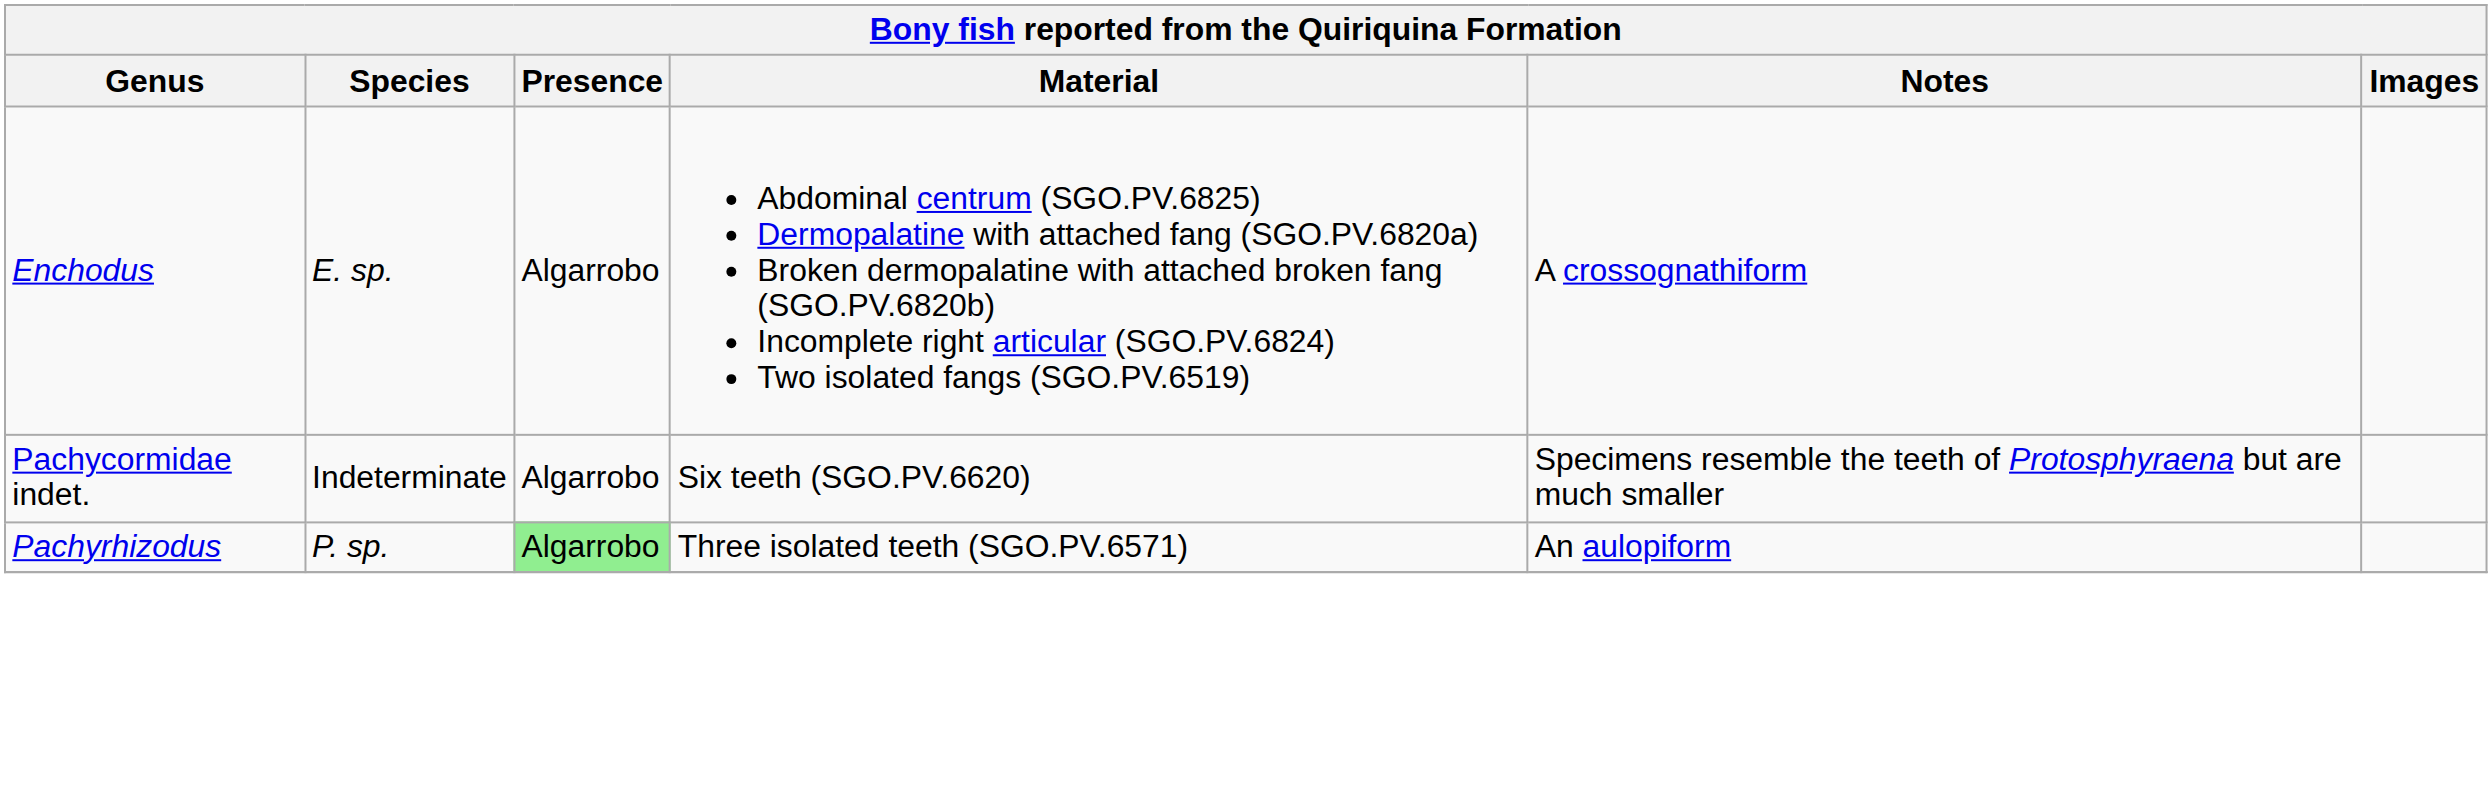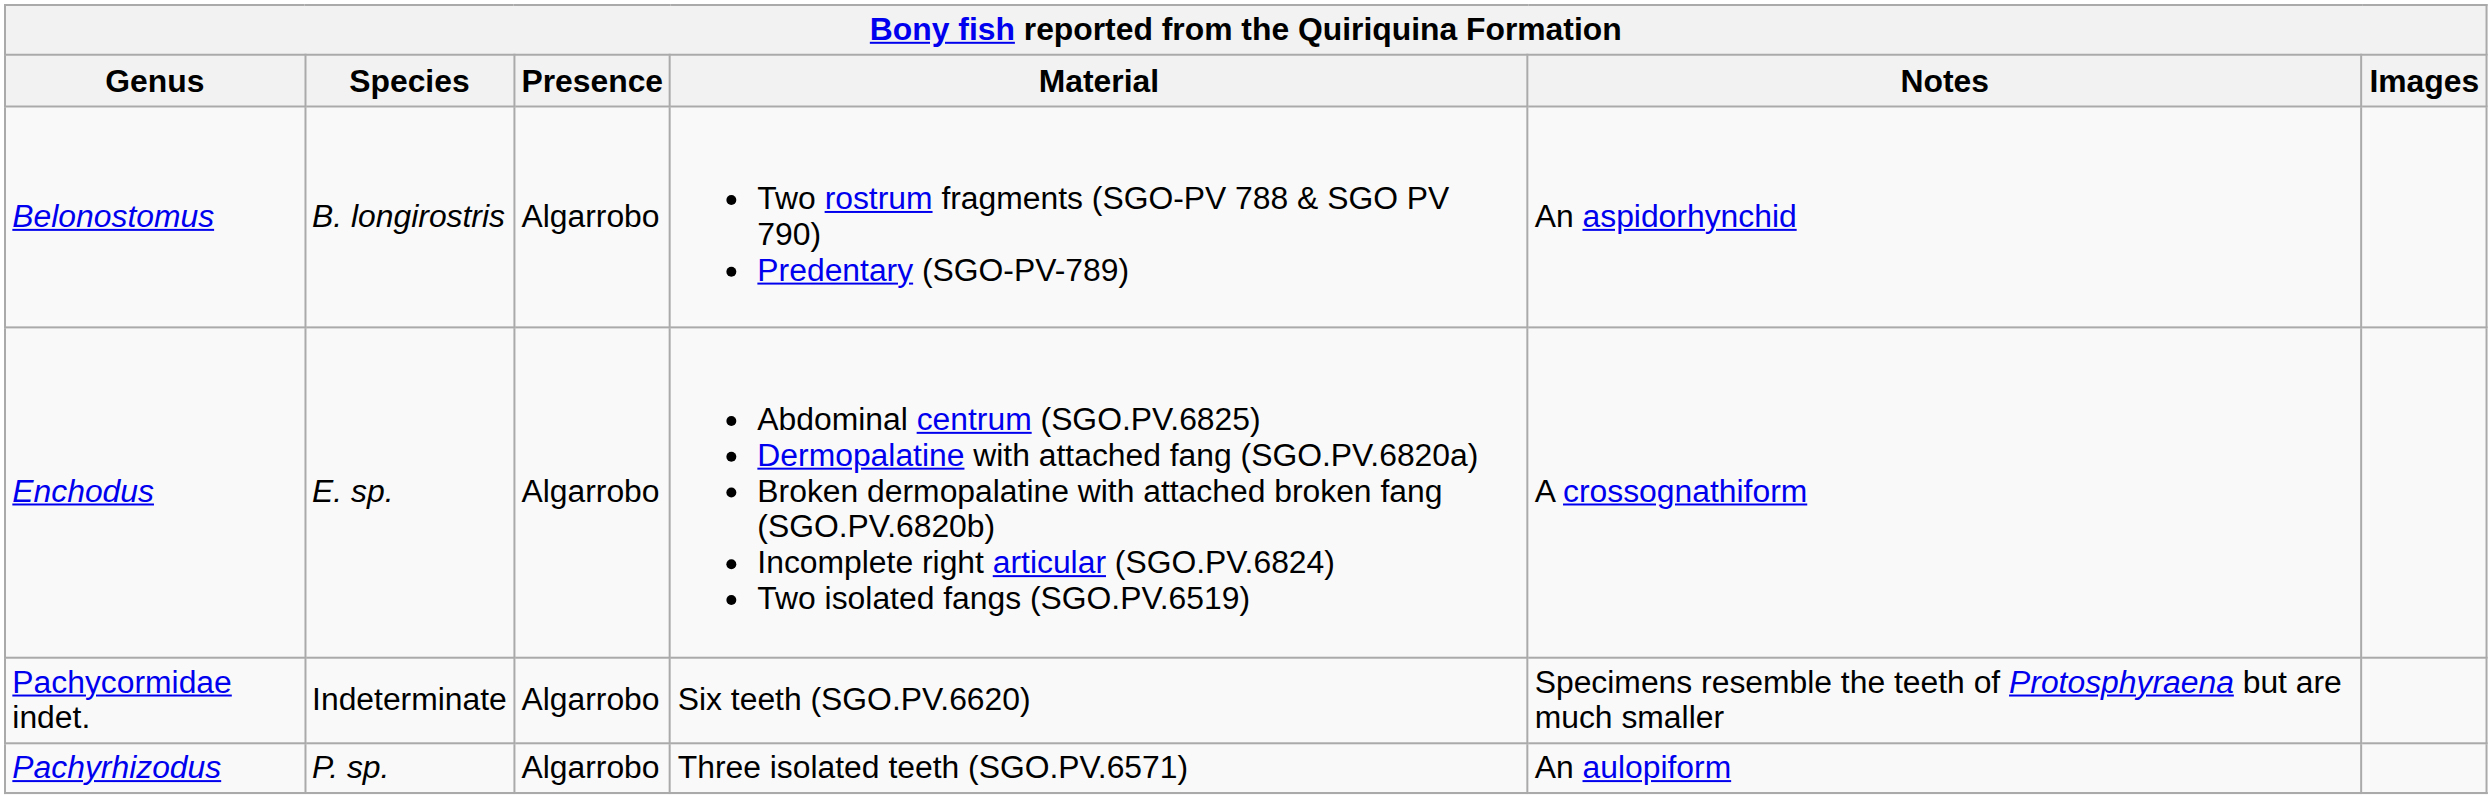+ row: (113, 216)
(590, 546) lightgreen background -> (590, 767) no background
